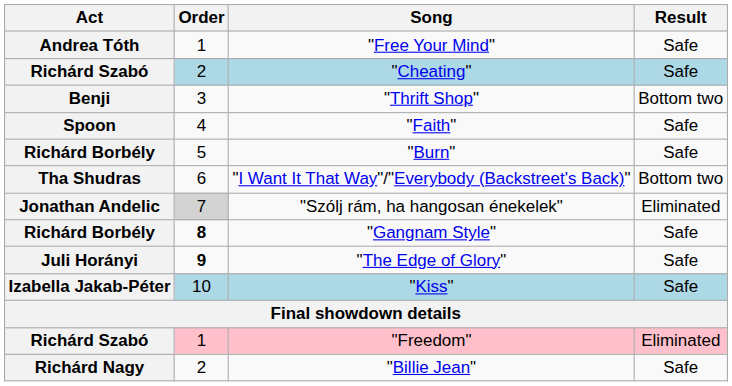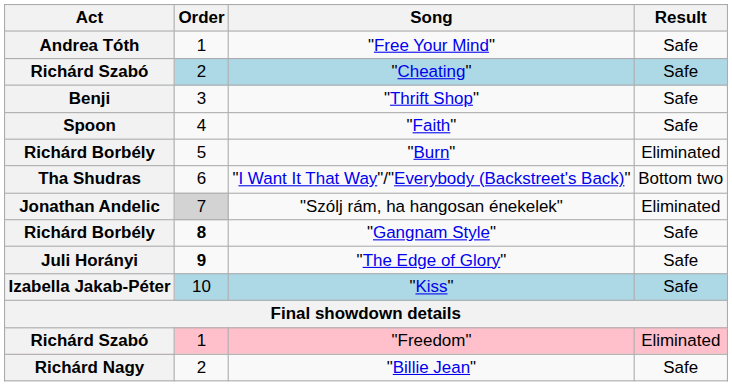(681, 98) Bottom two -> (681, 98) Safe
(681, 152) Safe -> (681, 152) Eliminated
